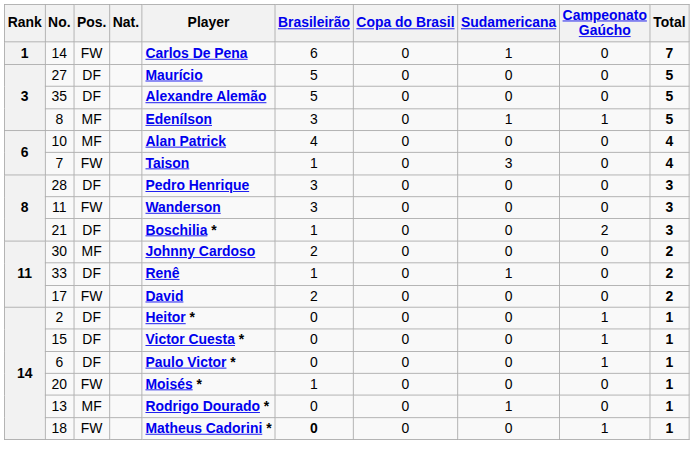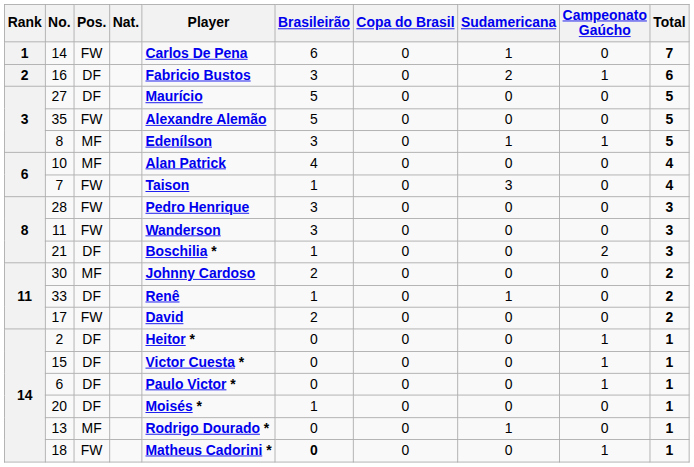+ row: (59, 75)
(92, 97) DF -> (92, 119) FW
(92, 185) DF -> (92, 207) FW
(92, 384) FW -> (92, 406) DF
